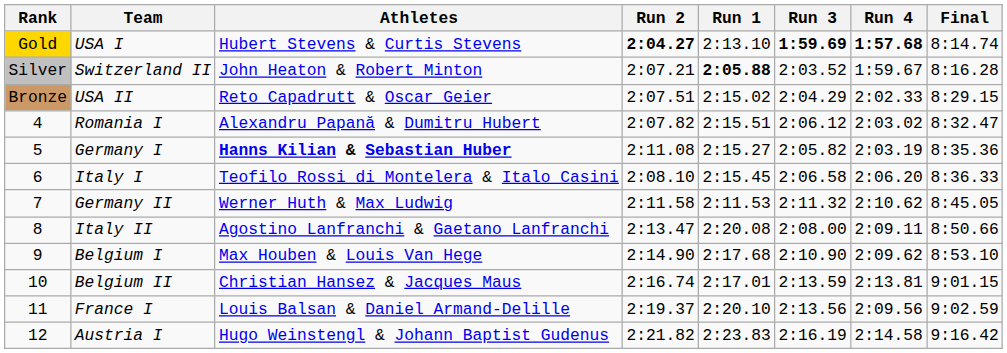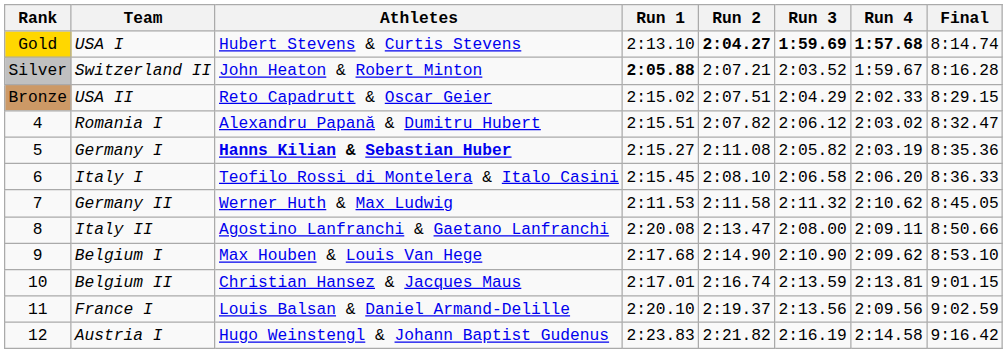columns swapped: (737, 18) <-> (661, 18)
